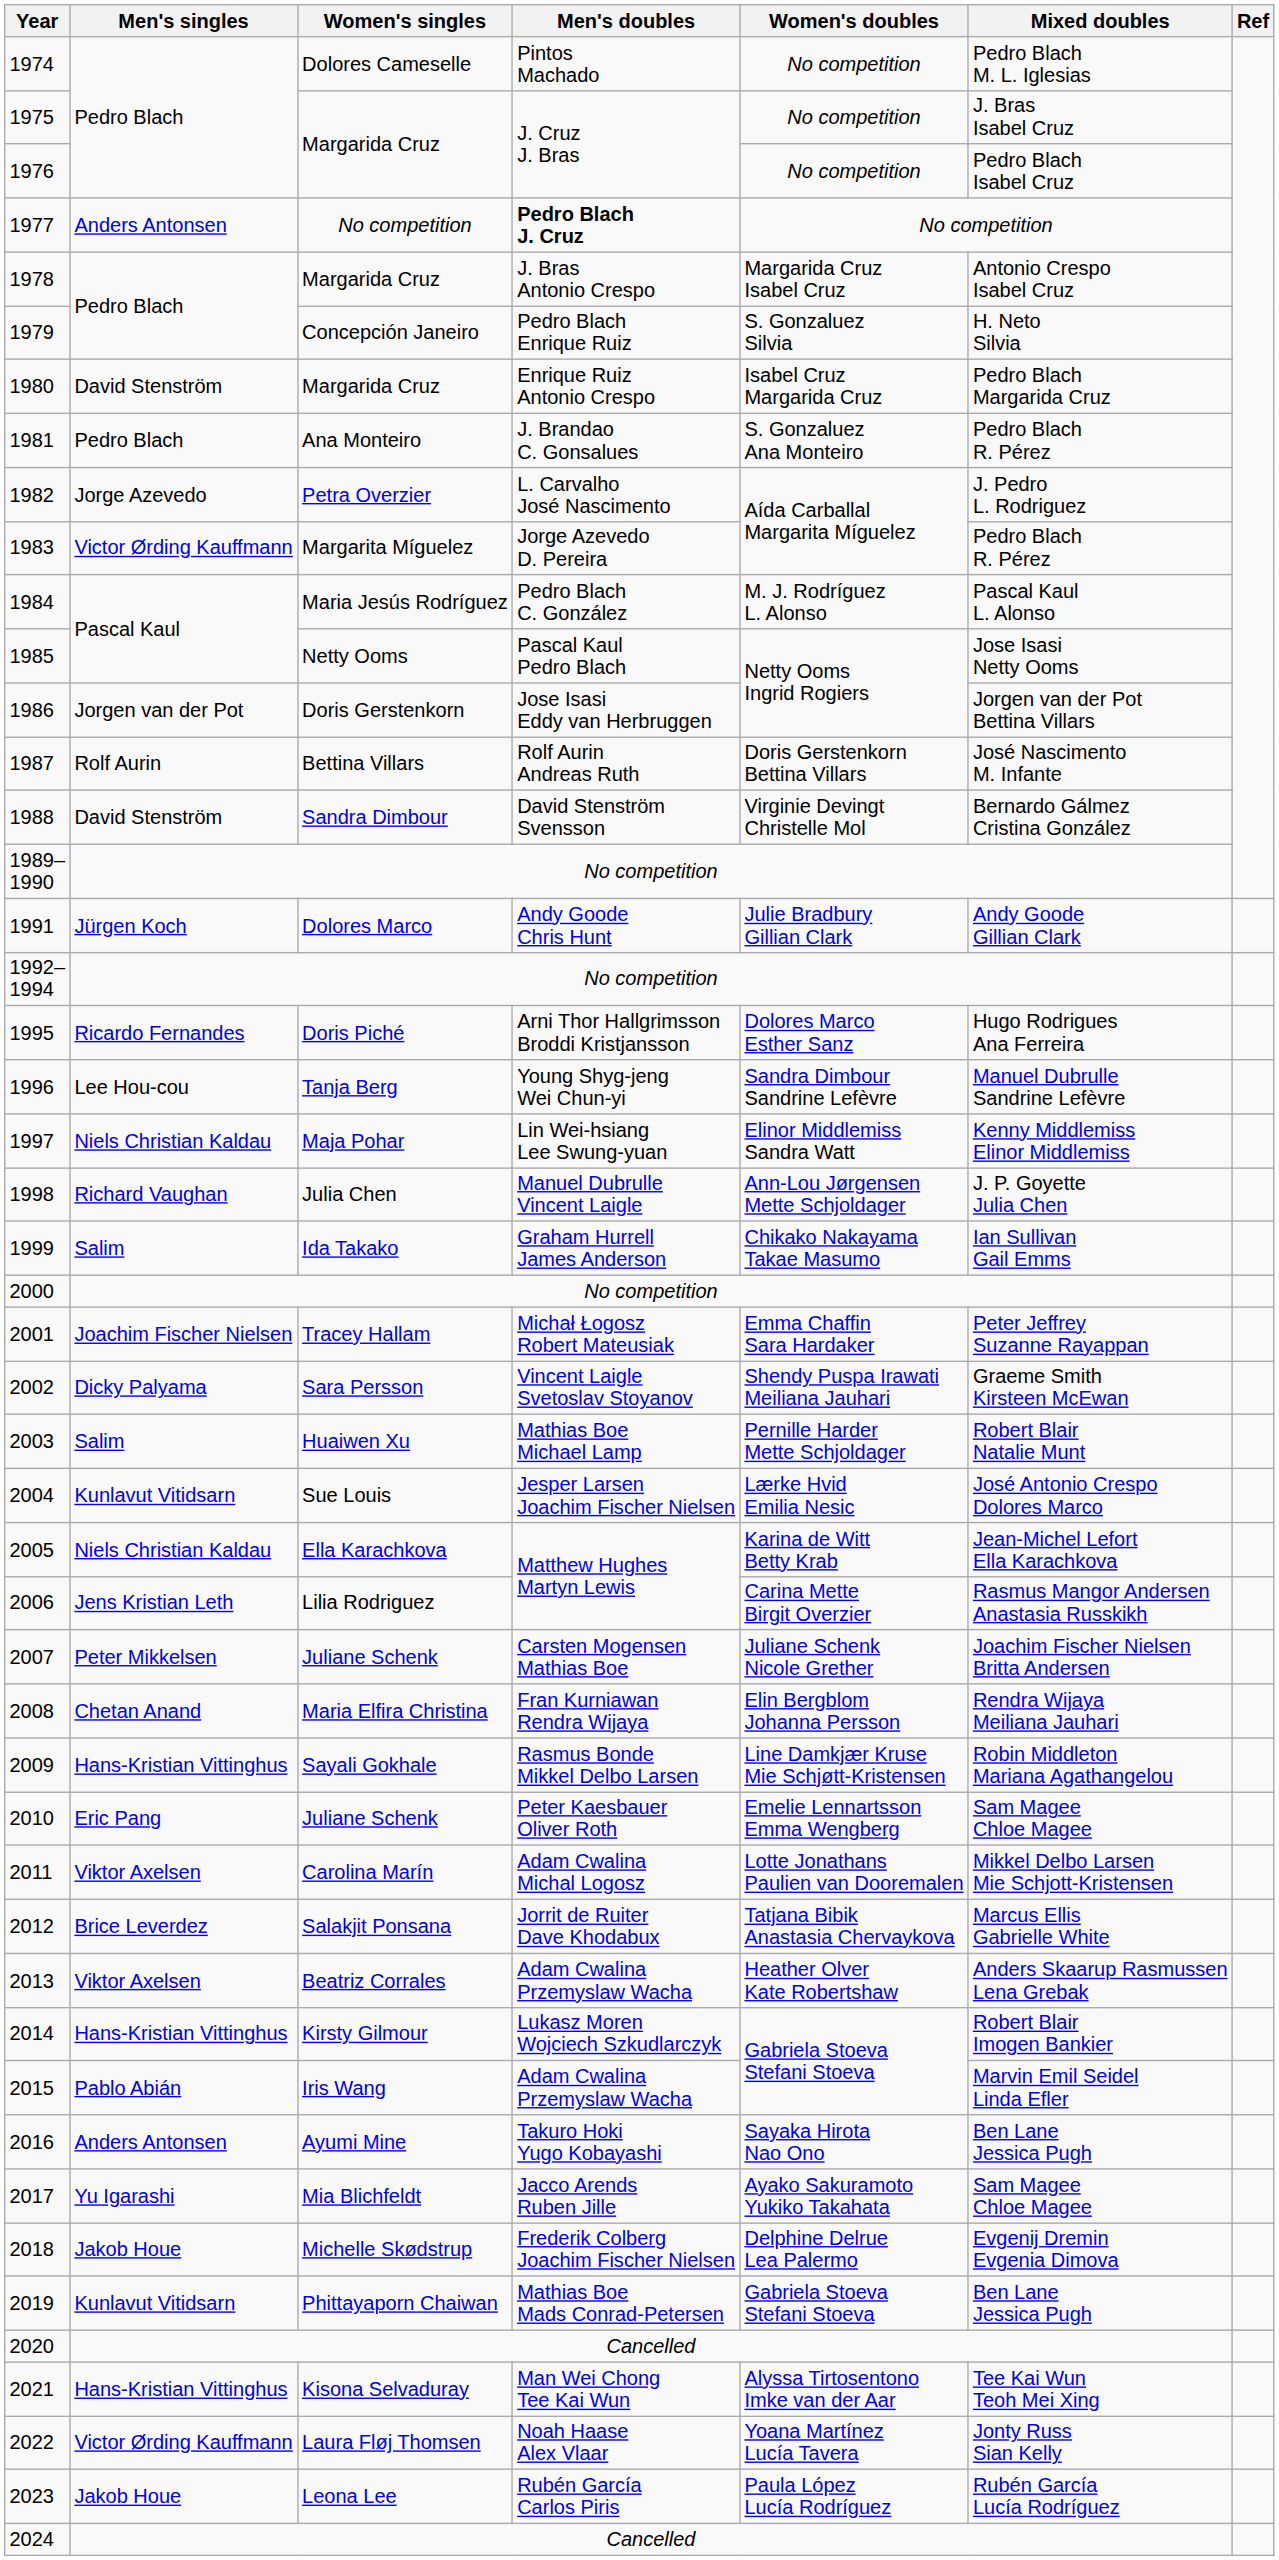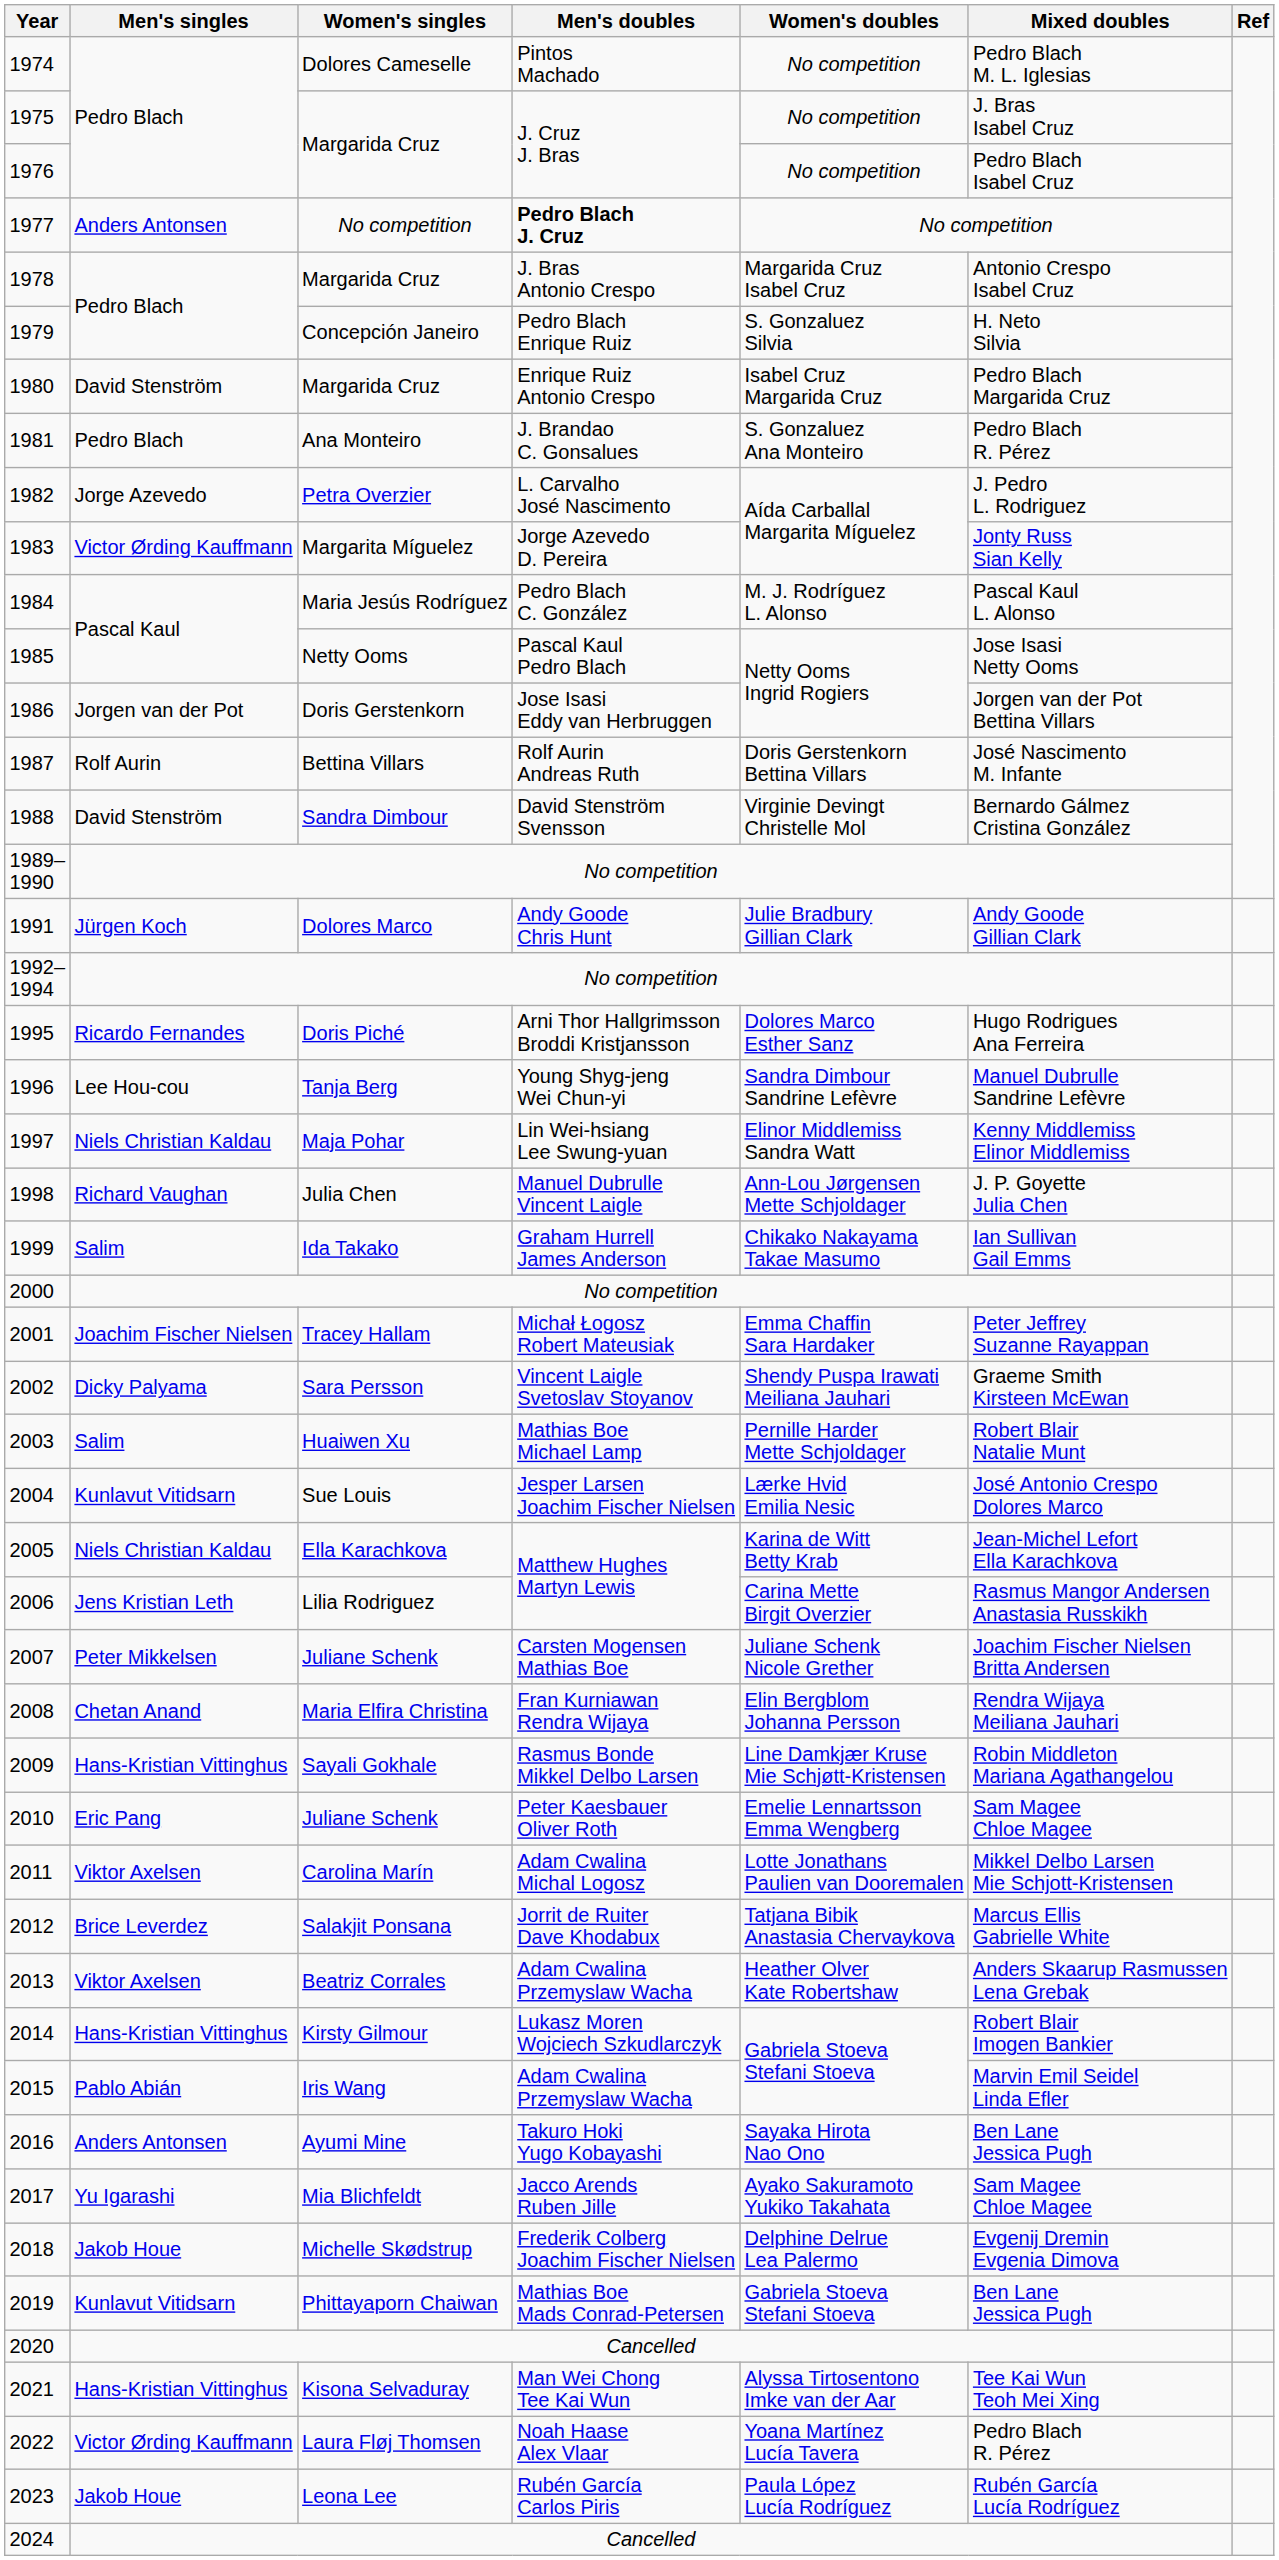(1027, 548) Pedro Blach R. Pérez -> (1022, 548) Jonty Russ Sian Kelly
(1022, 2443) Jonty Russ Sian Kelly -> (1027, 2443) Pedro Blach R. Pérez
